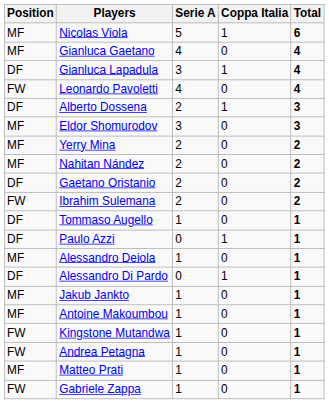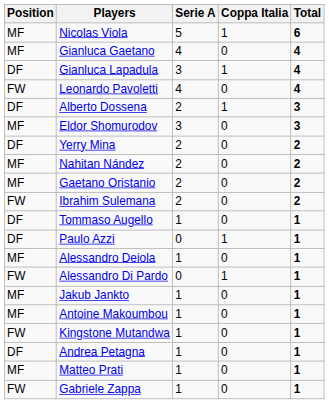(16, 145) MF -> (15, 145) DF
(15, 182) DF -> (16, 182) MF
(15, 276) DF -> (16, 276) FW
(16, 351) FW -> (15, 351) DF
